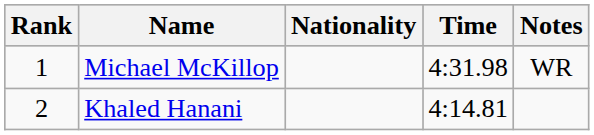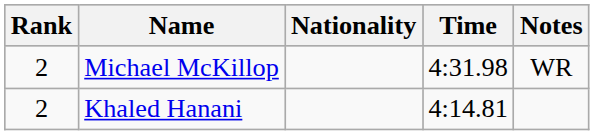(41, 66) 1 -> (41, 66) 2
